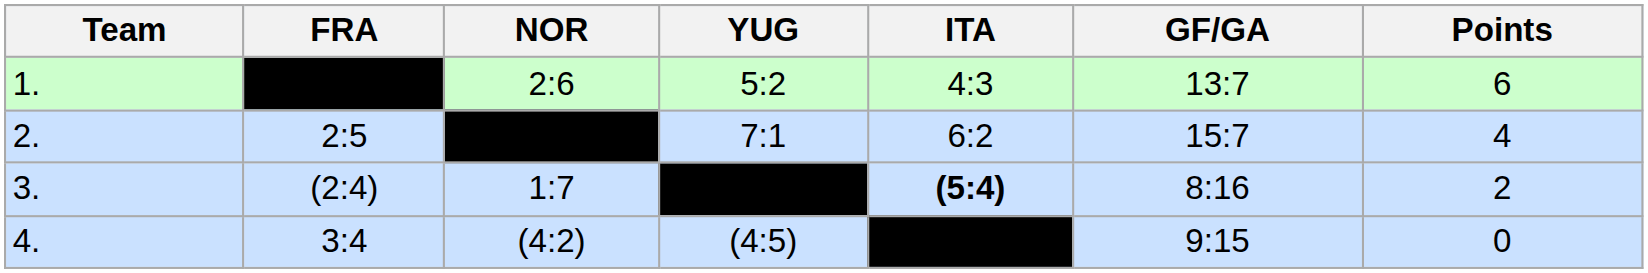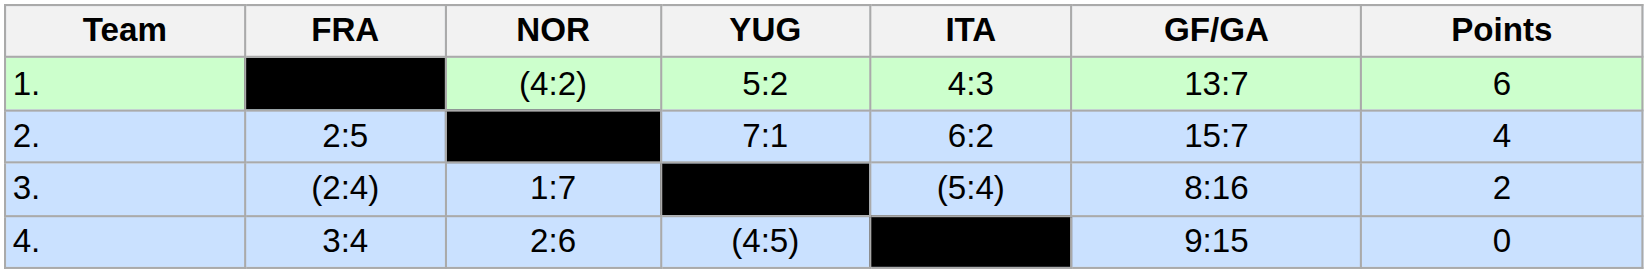(552, 83) 2:6 -> (553, 83) (4:2)
(970, 188) bold -> (971, 188) normal
(552, 240) (4:2) -> (553, 240) 2:6
